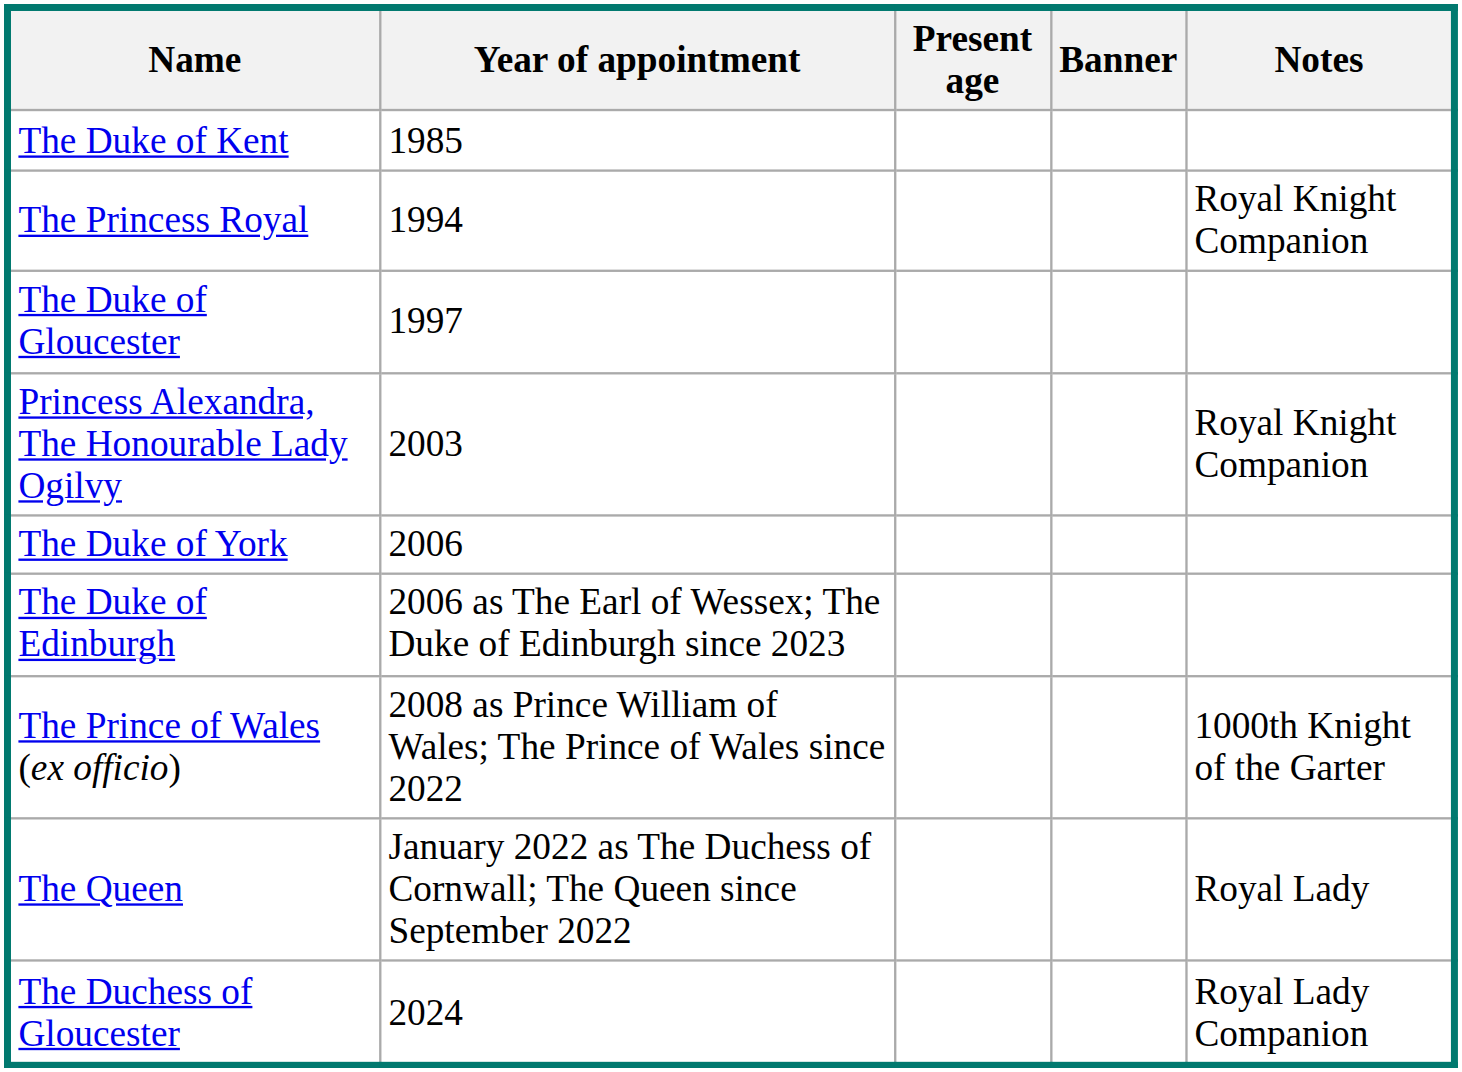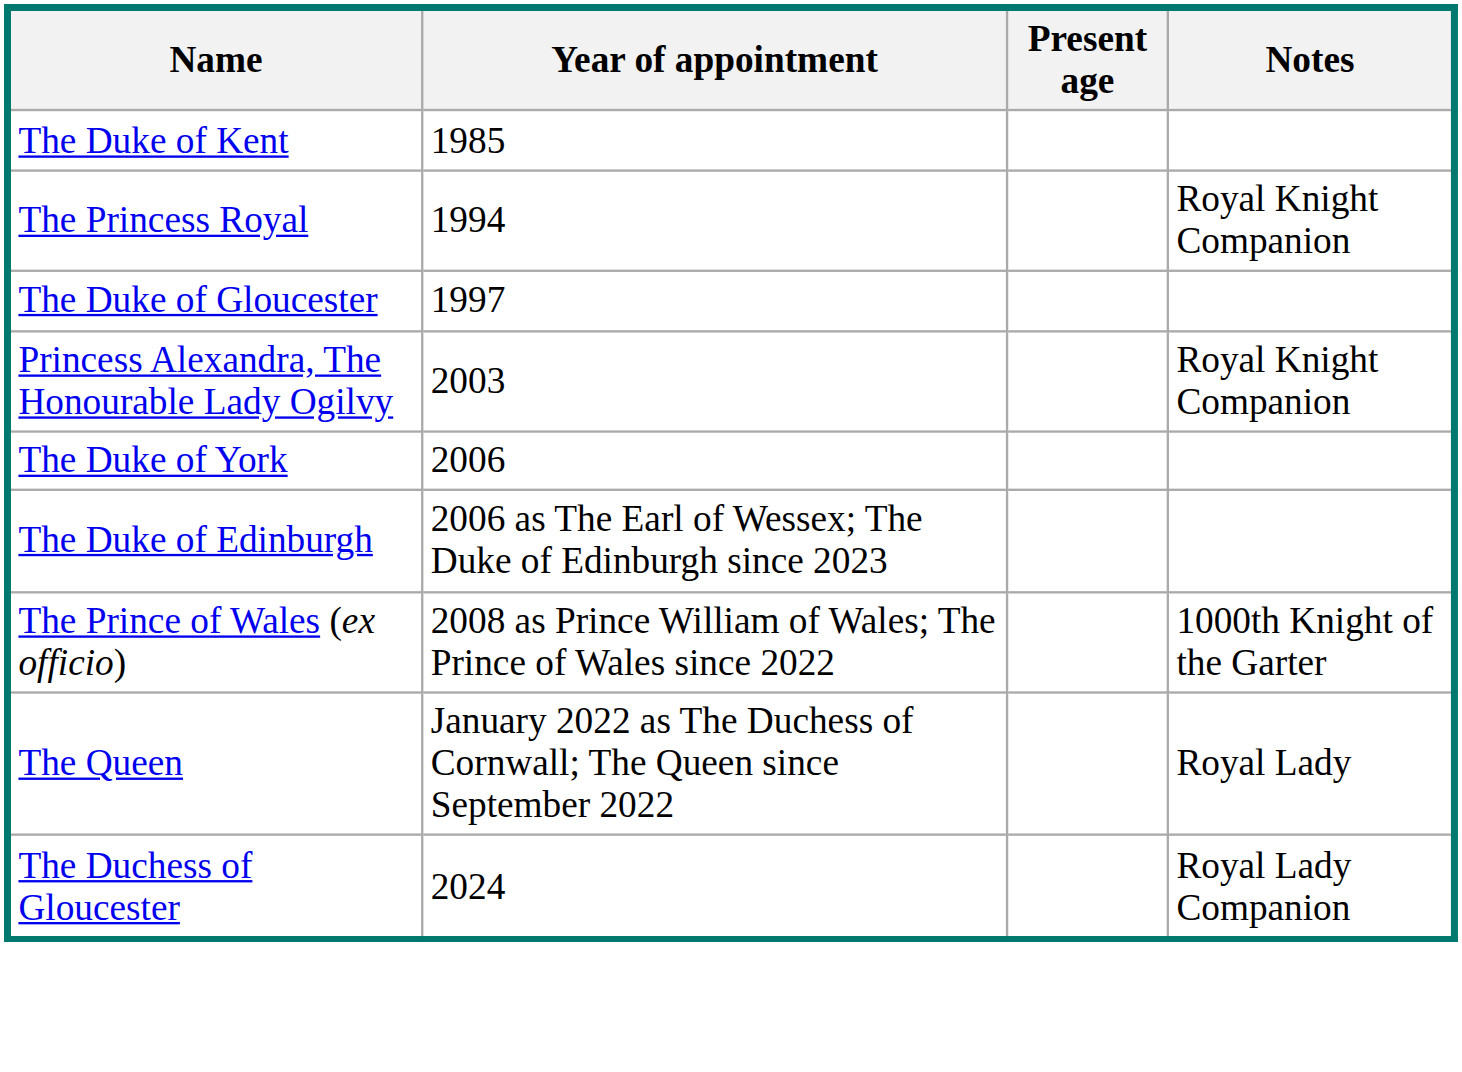- column: (1118, 59)
